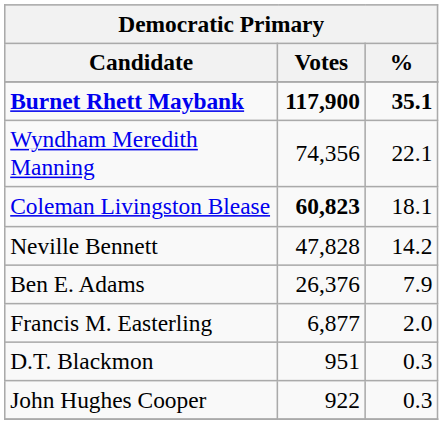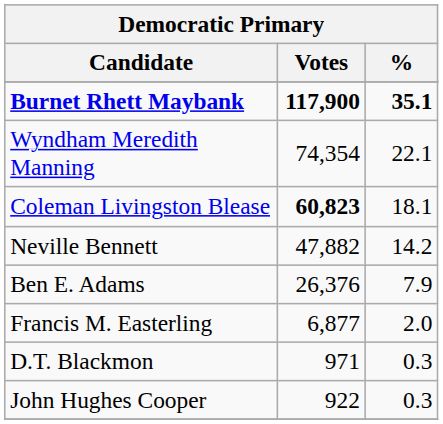(328, 153) 74,356 -> (328, 153) 74,354
(328, 244) 47,828 -> (328, 244) 47,882
(342, 360) 951 -> (342, 360) 971
